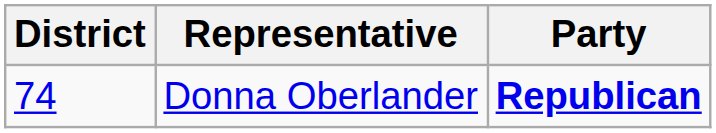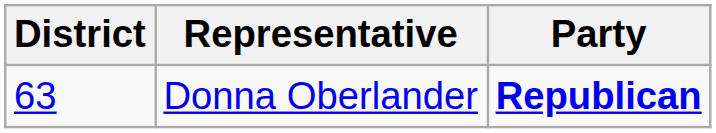(35, 95) 74 -> (35, 95) 63
